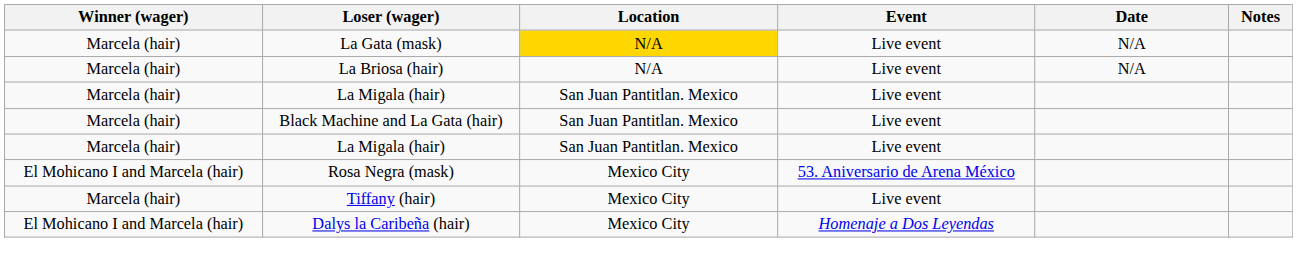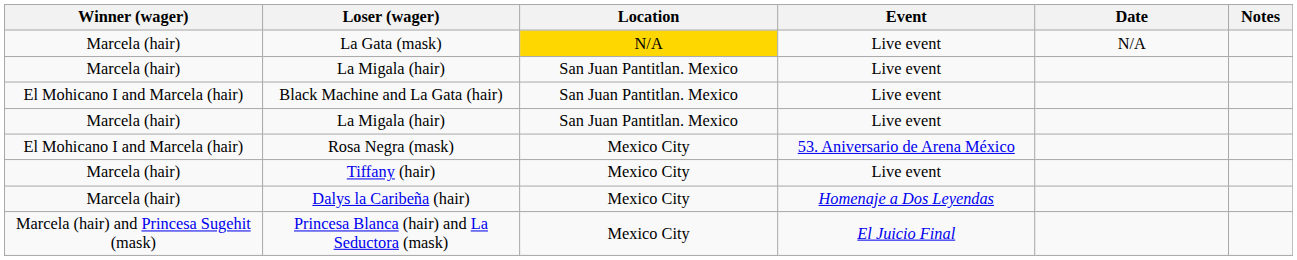- row: (391, 69)
(133, 120) Marcela (hair) -> (133, 95) El Mohicano I and Marcela (hair)
(133, 224) El Mohicano I and Marcela (hair) -> (133, 198) Marcela (hair)
+ row: (391, 233)
